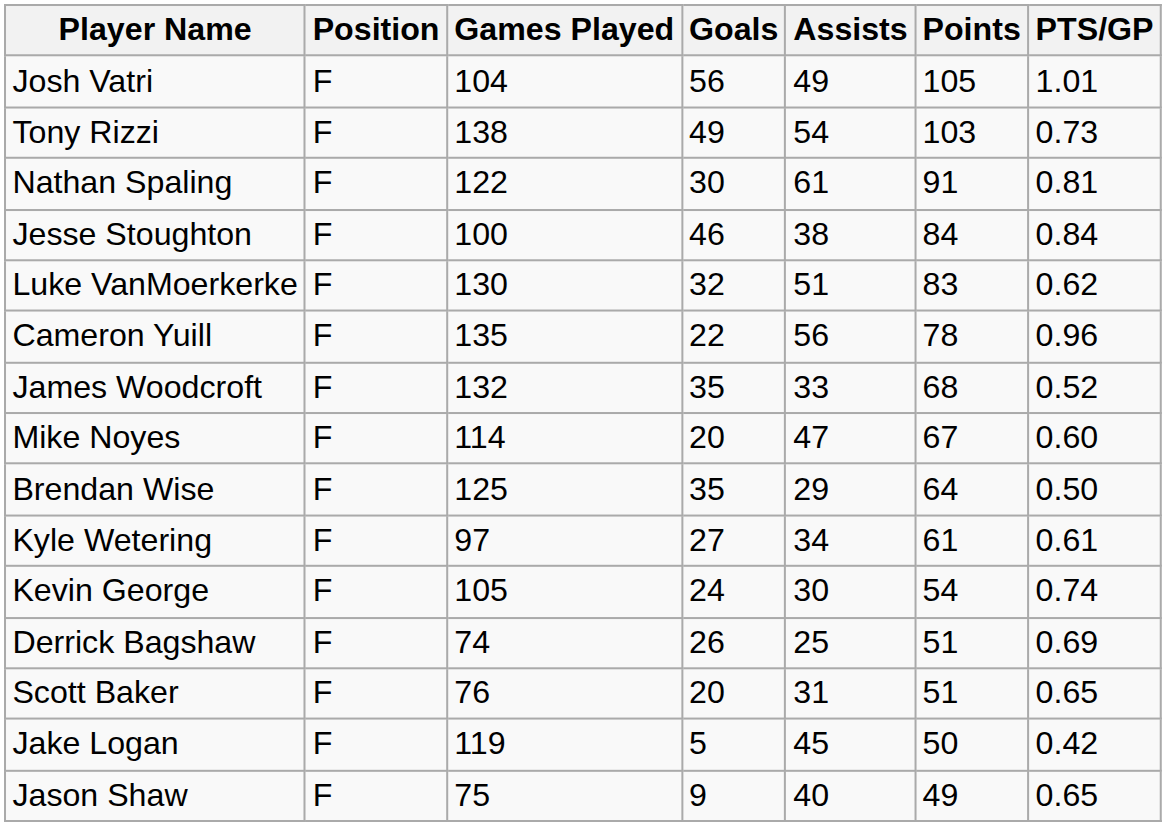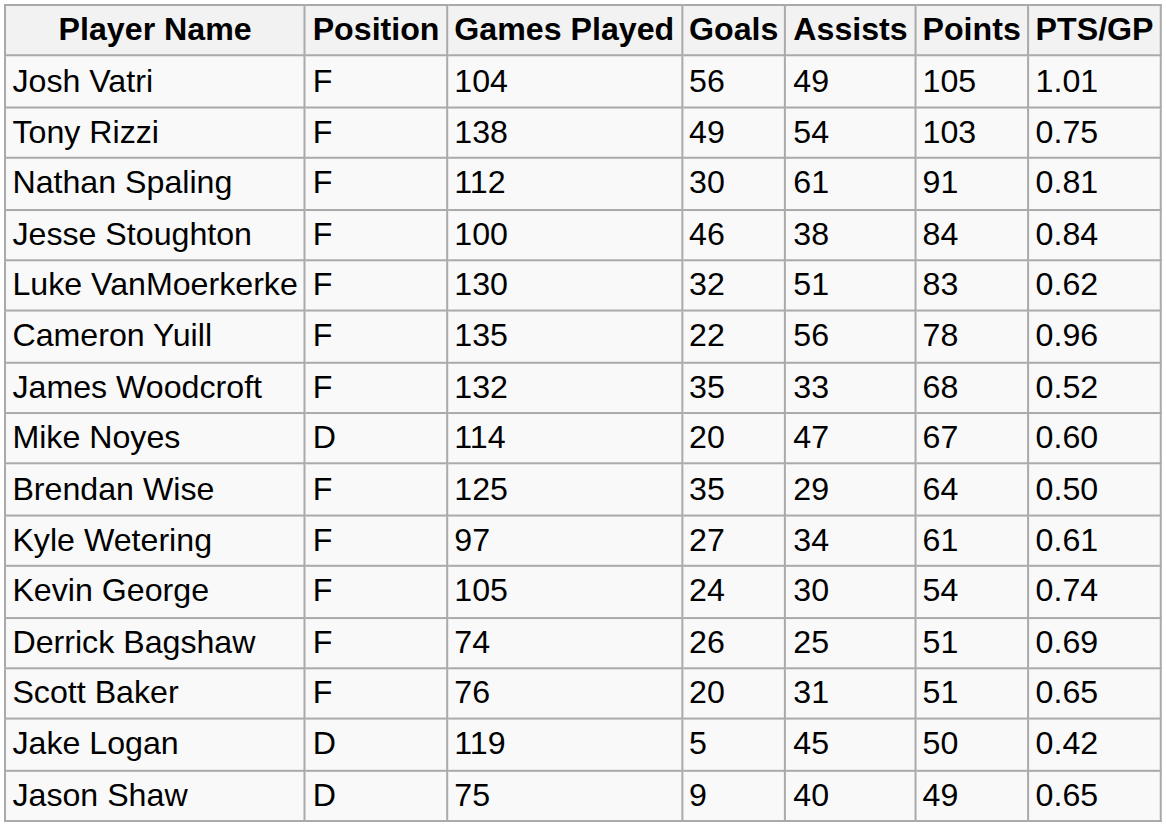(1067, 132) 0.73 -> (1067, 132) 0.75
(481, 183) 122 -> (480, 183) 112
(322, 438) F -> (324, 438) D
(322, 744) F -> (324, 744) D
(322, 795) F -> (324, 795) D
